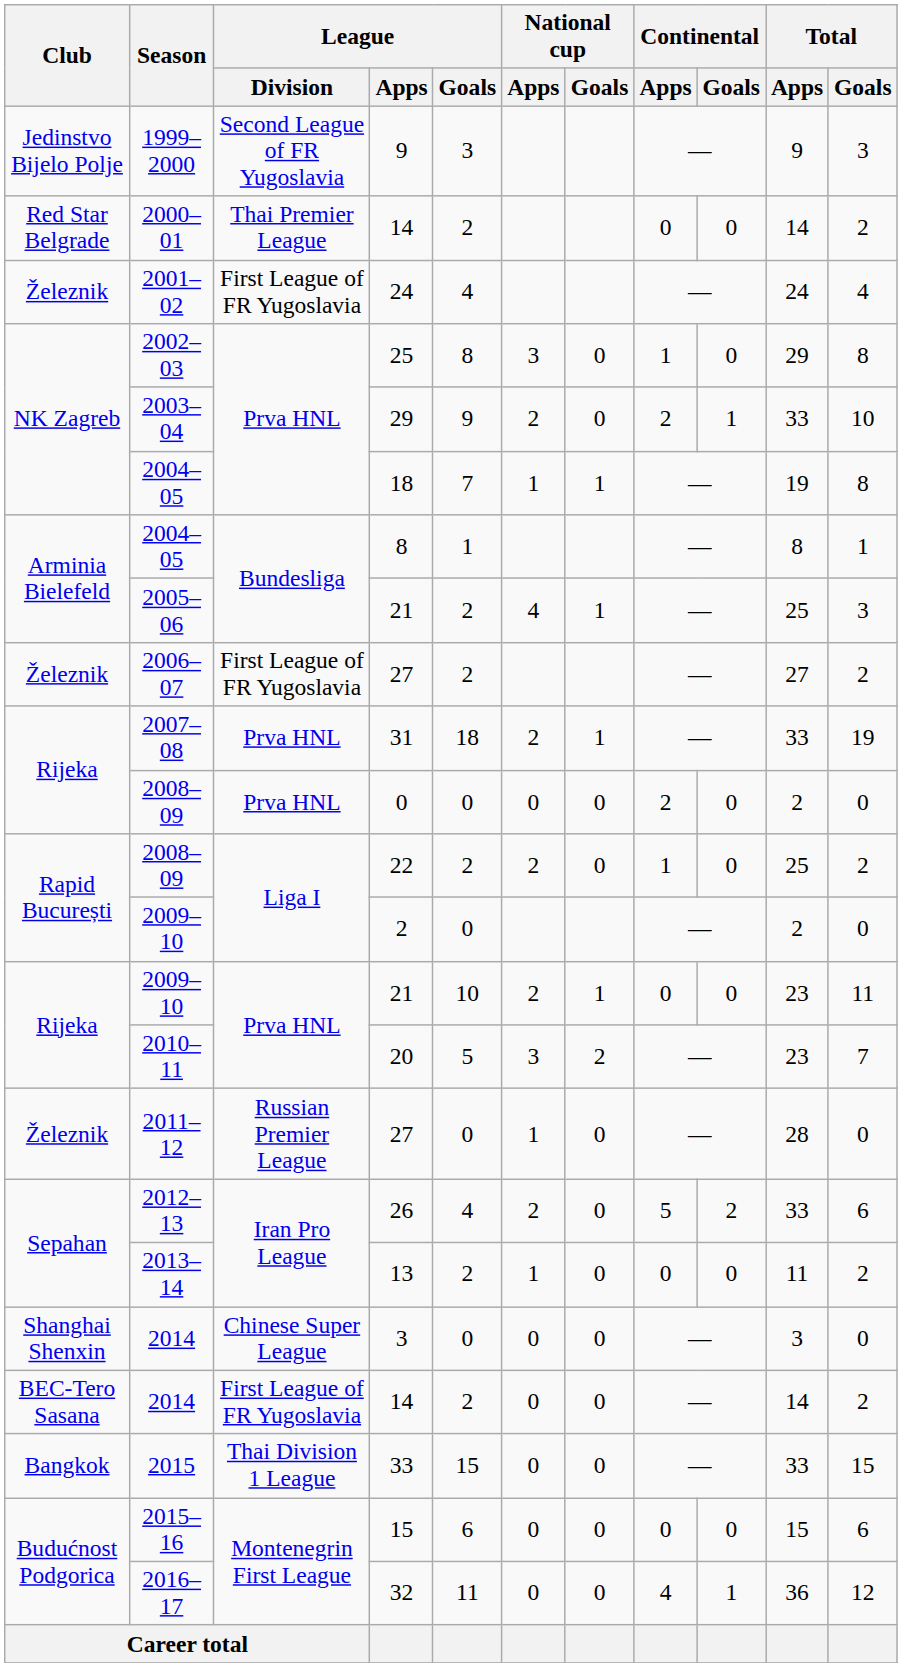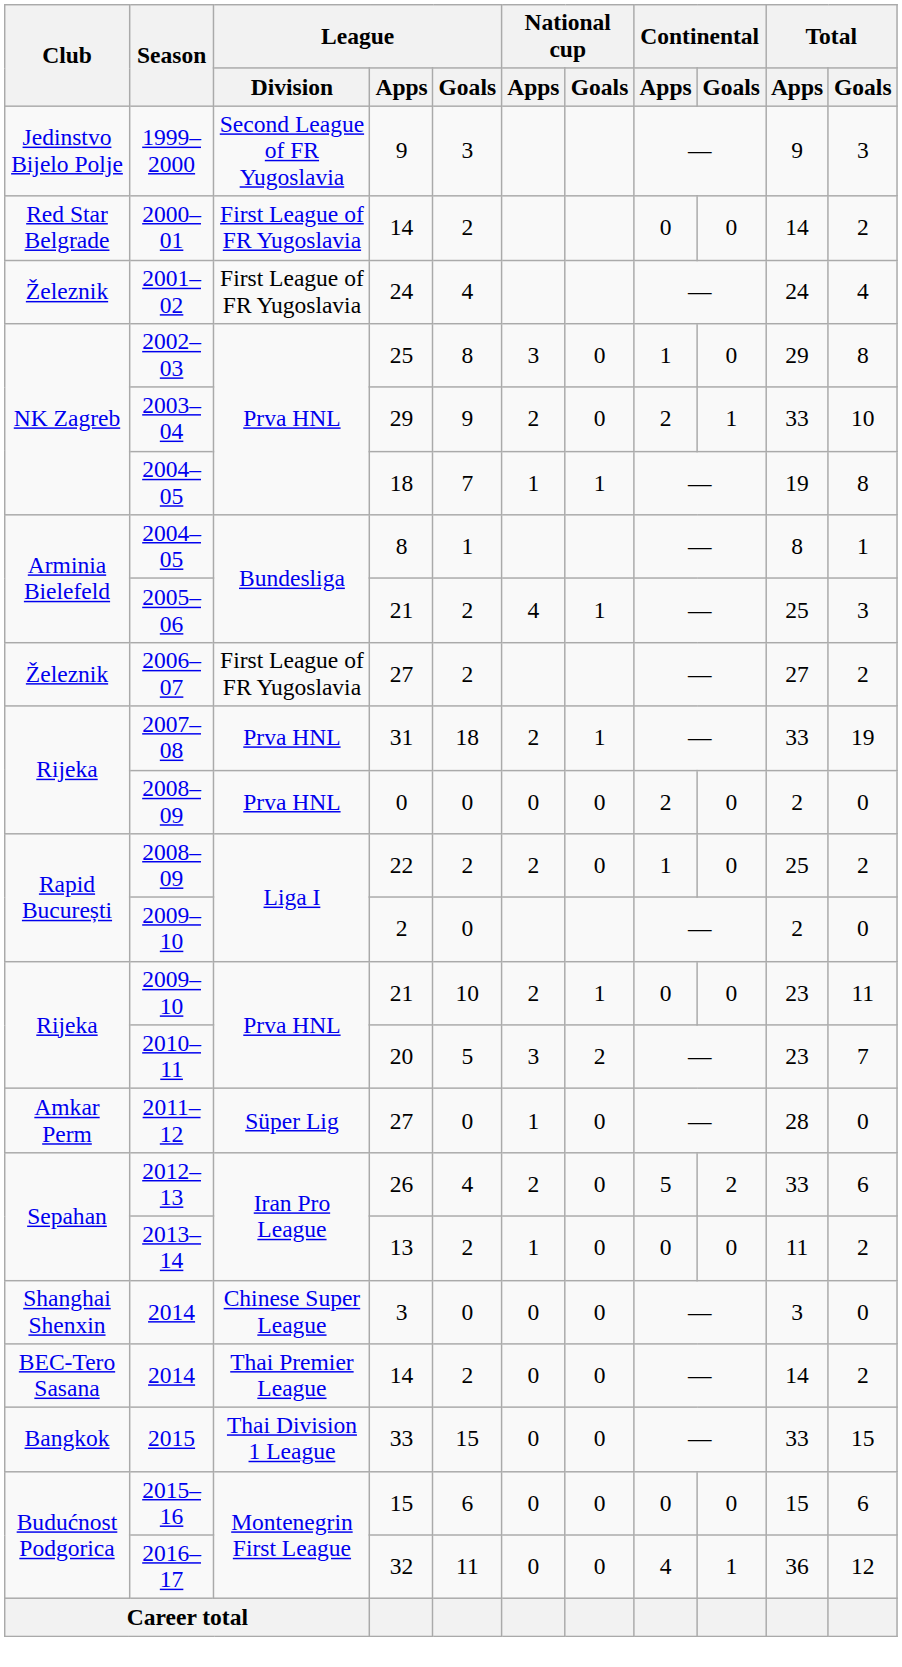(292, 227) Thai Premier League -> (292, 227) First League of FR Yugoslavia
(67, 1133) Železnik -> (67, 1120) Amkar Perm
(292, 1133) Russian Premier League -> (292, 1120) Süper Lig
(292, 1401) First League of FR Yugoslavia -> (292, 1375) Thai Premier League
